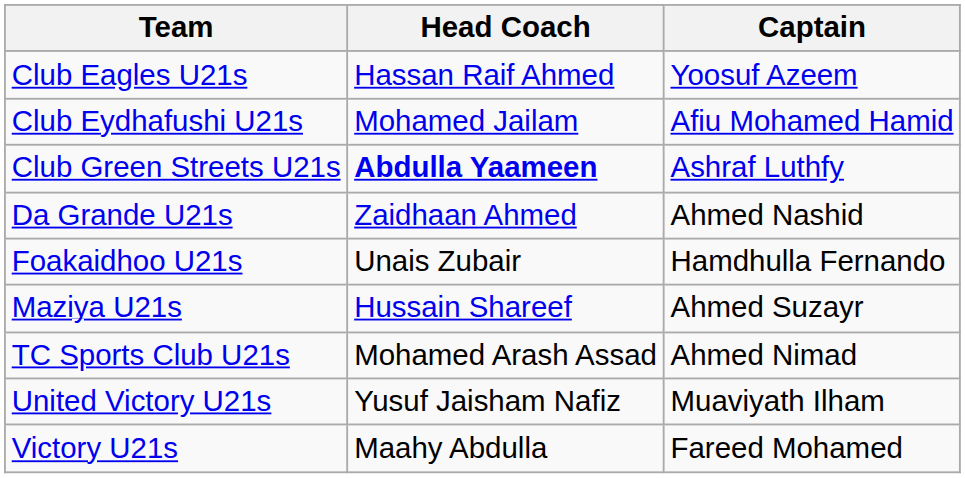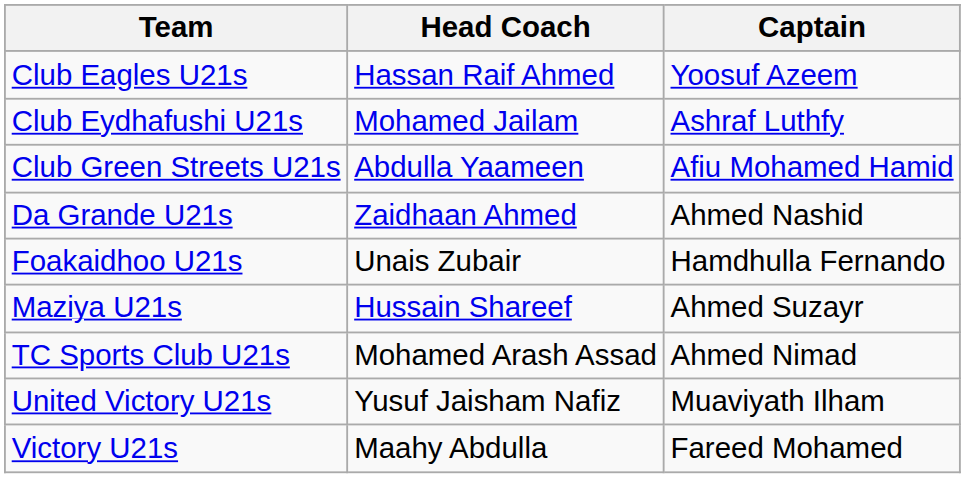(812, 121) Afiu Mohamed Hamid -> (757, 121) Ashraf Luthfy
(476, 167) bold -> (469, 167) normal
(757, 167) Ashraf Luthfy -> (812, 167) Afiu Mohamed Hamid
